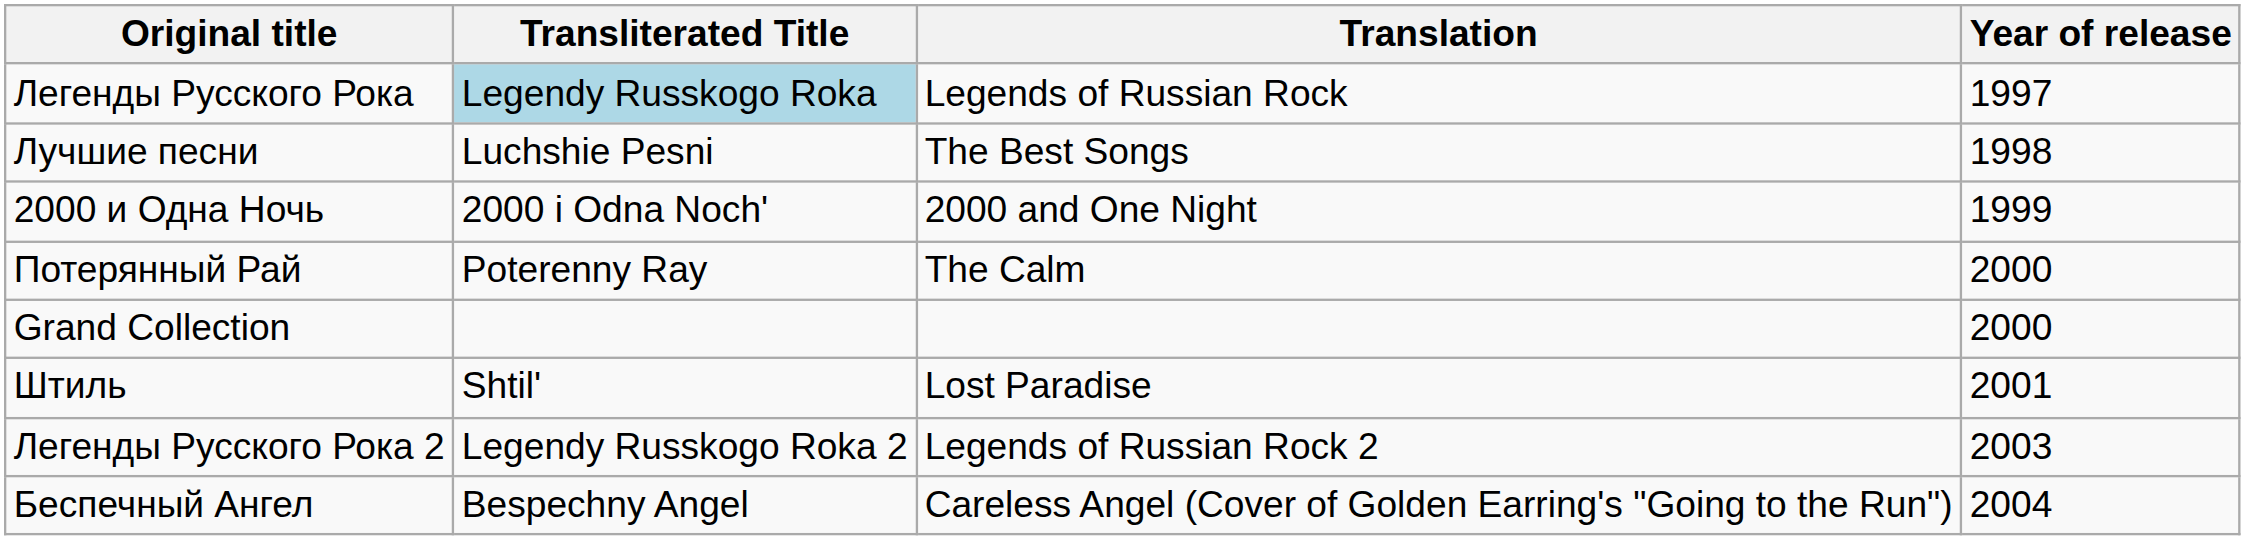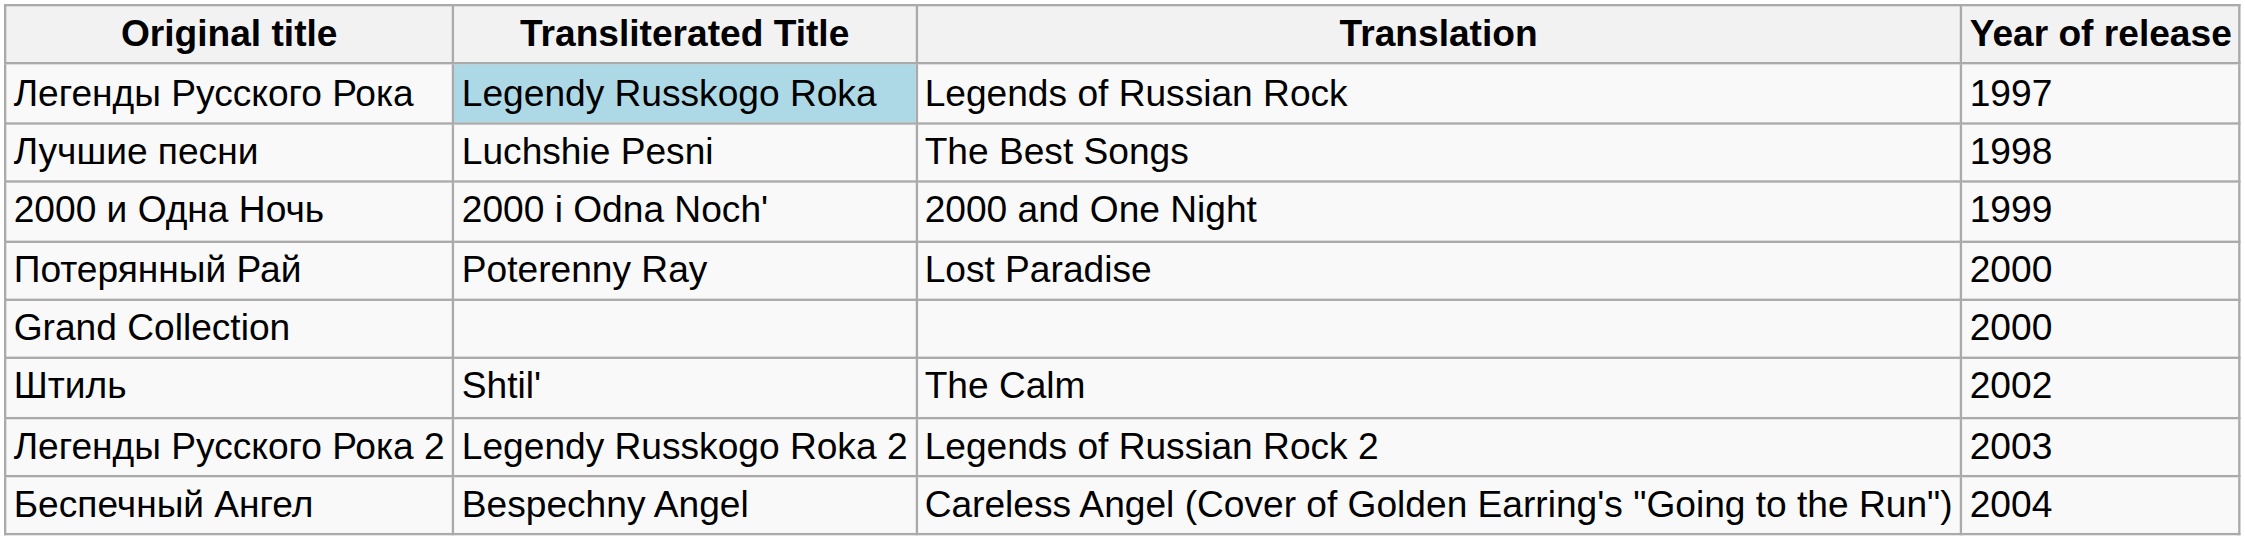(1005, 269) The Calm -> (1038, 269) Lost Paradise
(1038, 387) Lost Paradise -> (1005, 387) The Calm
(2011, 387) 2001 -> (2011, 387) 2002
